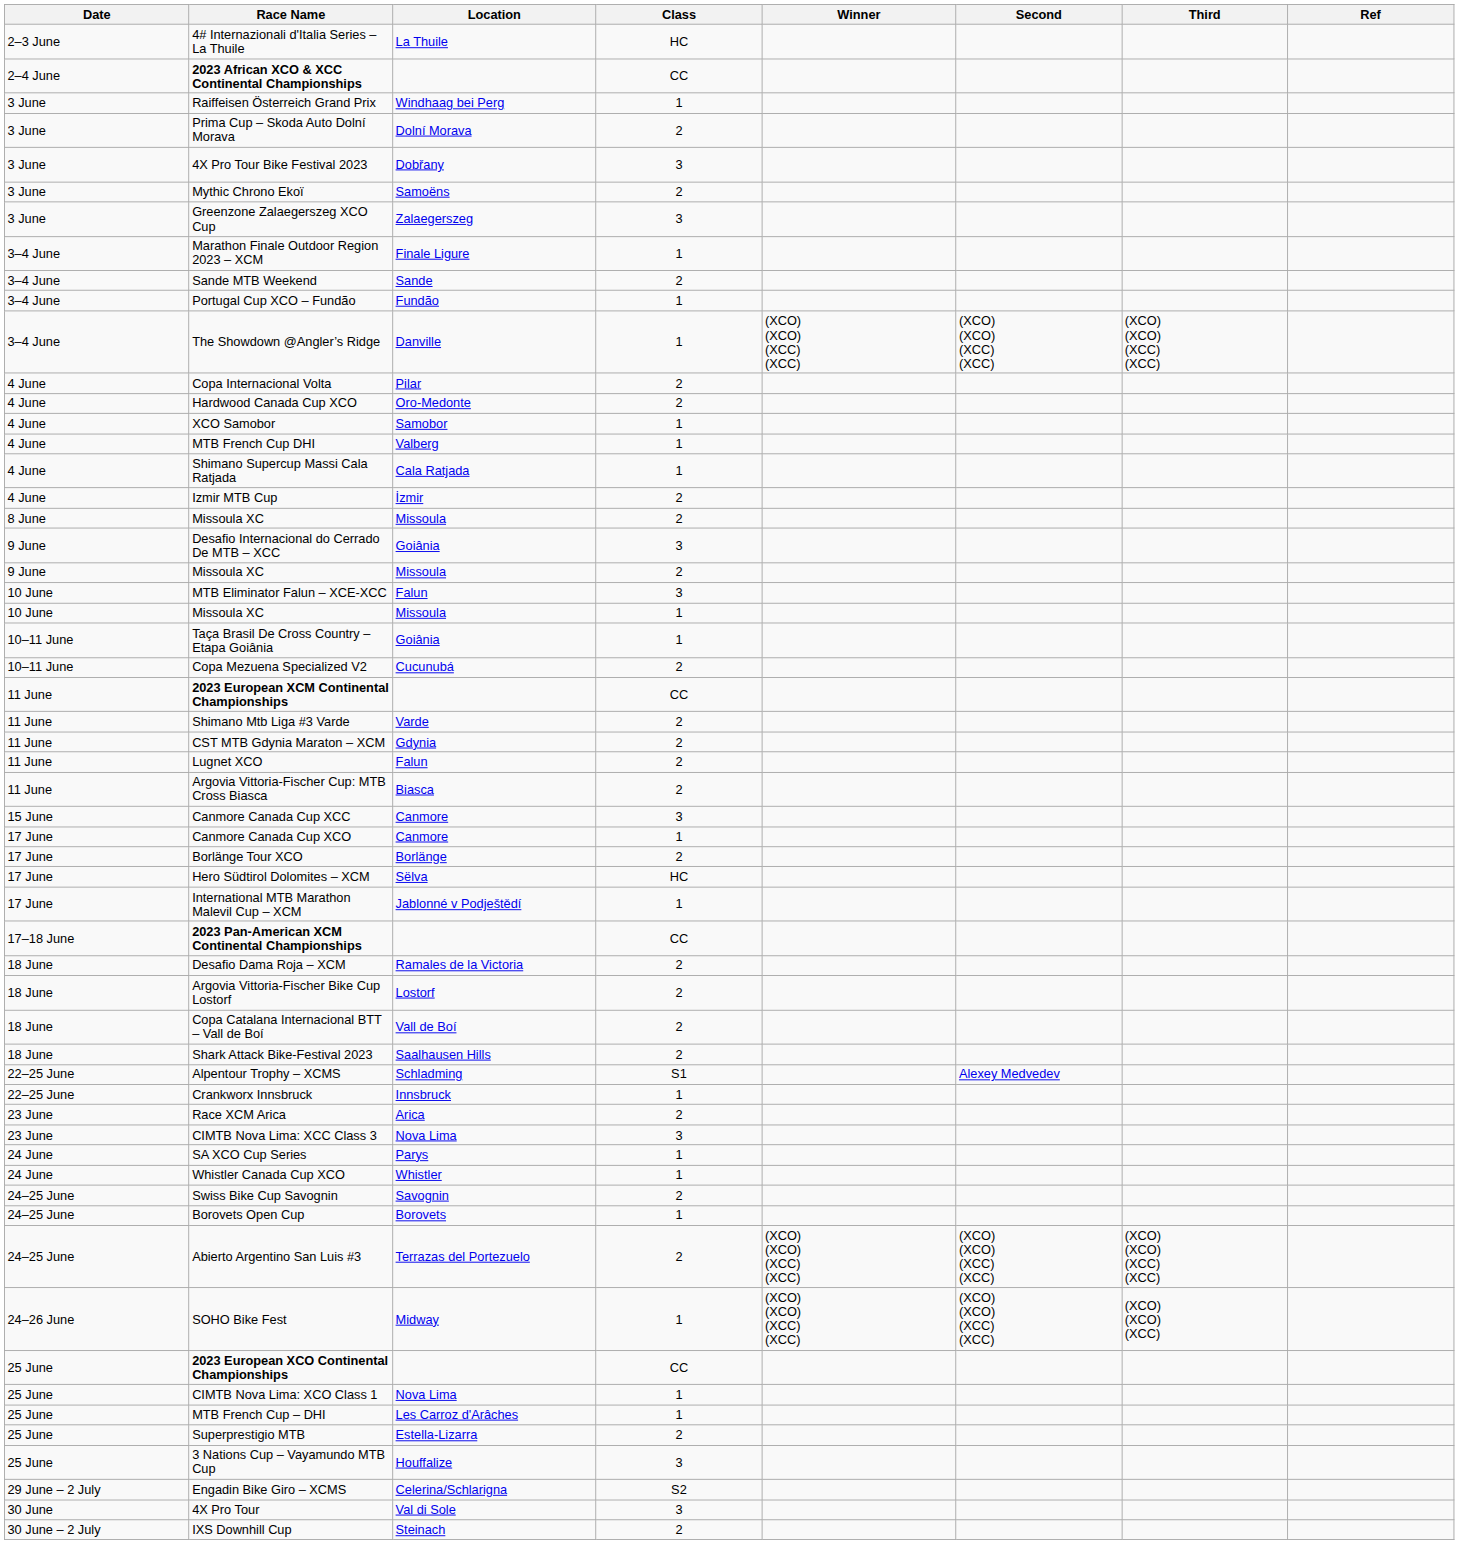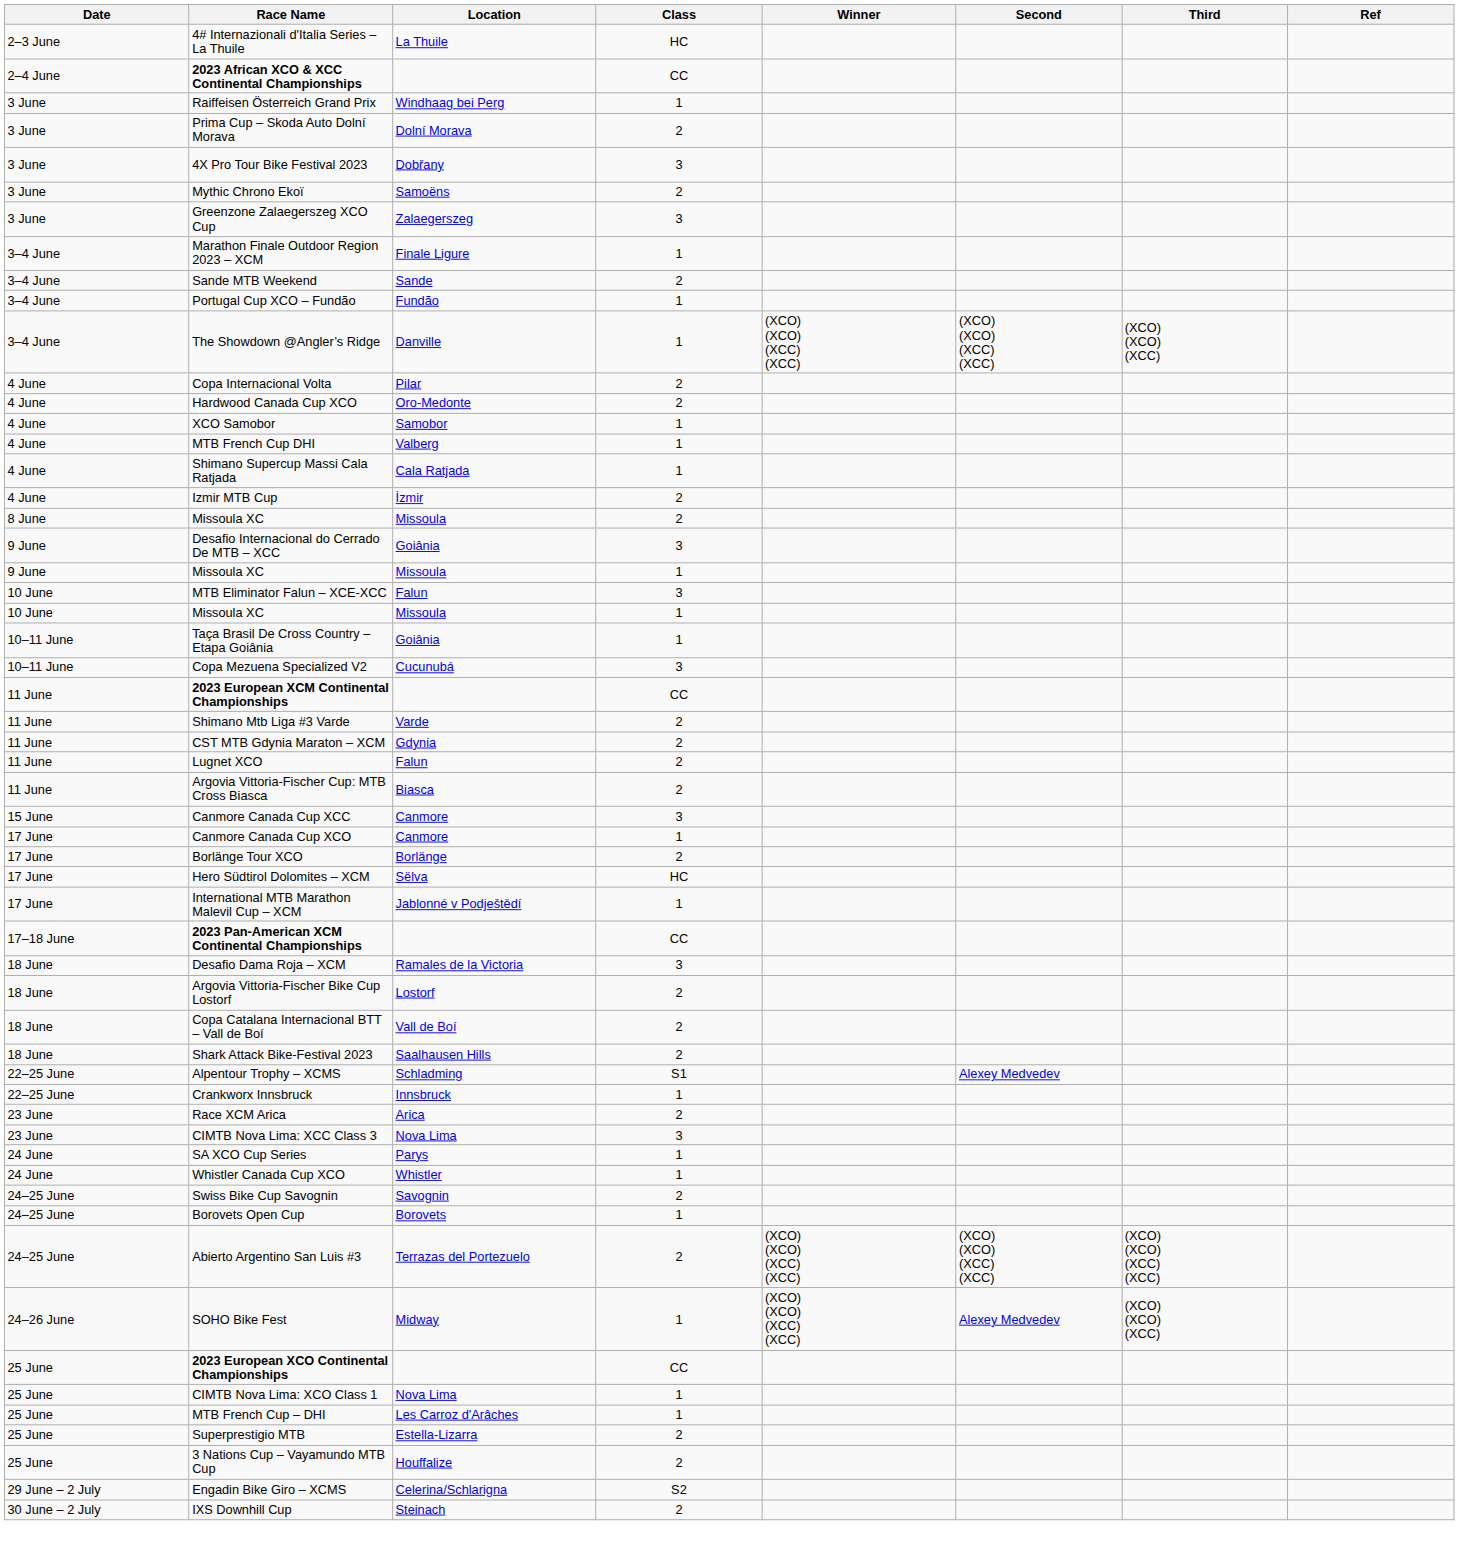(1143, 342) (XCO) (XCO) (XCC) (XCC) -> (1143, 342) (XCO) (XCO) (XCC)
(679, 572) 2 -> (679, 572) 1
(679, 667) 2 -> (679, 667) 3
(679, 965) 2 -> (679, 965) 3
(977, 1319) (XCO) (XCO) (XCC) (XCC) -> (1009, 1319) Alexey Medvedev
(679, 1462) 3 -> (679, 1462) 2
- row: (30, 1509)
